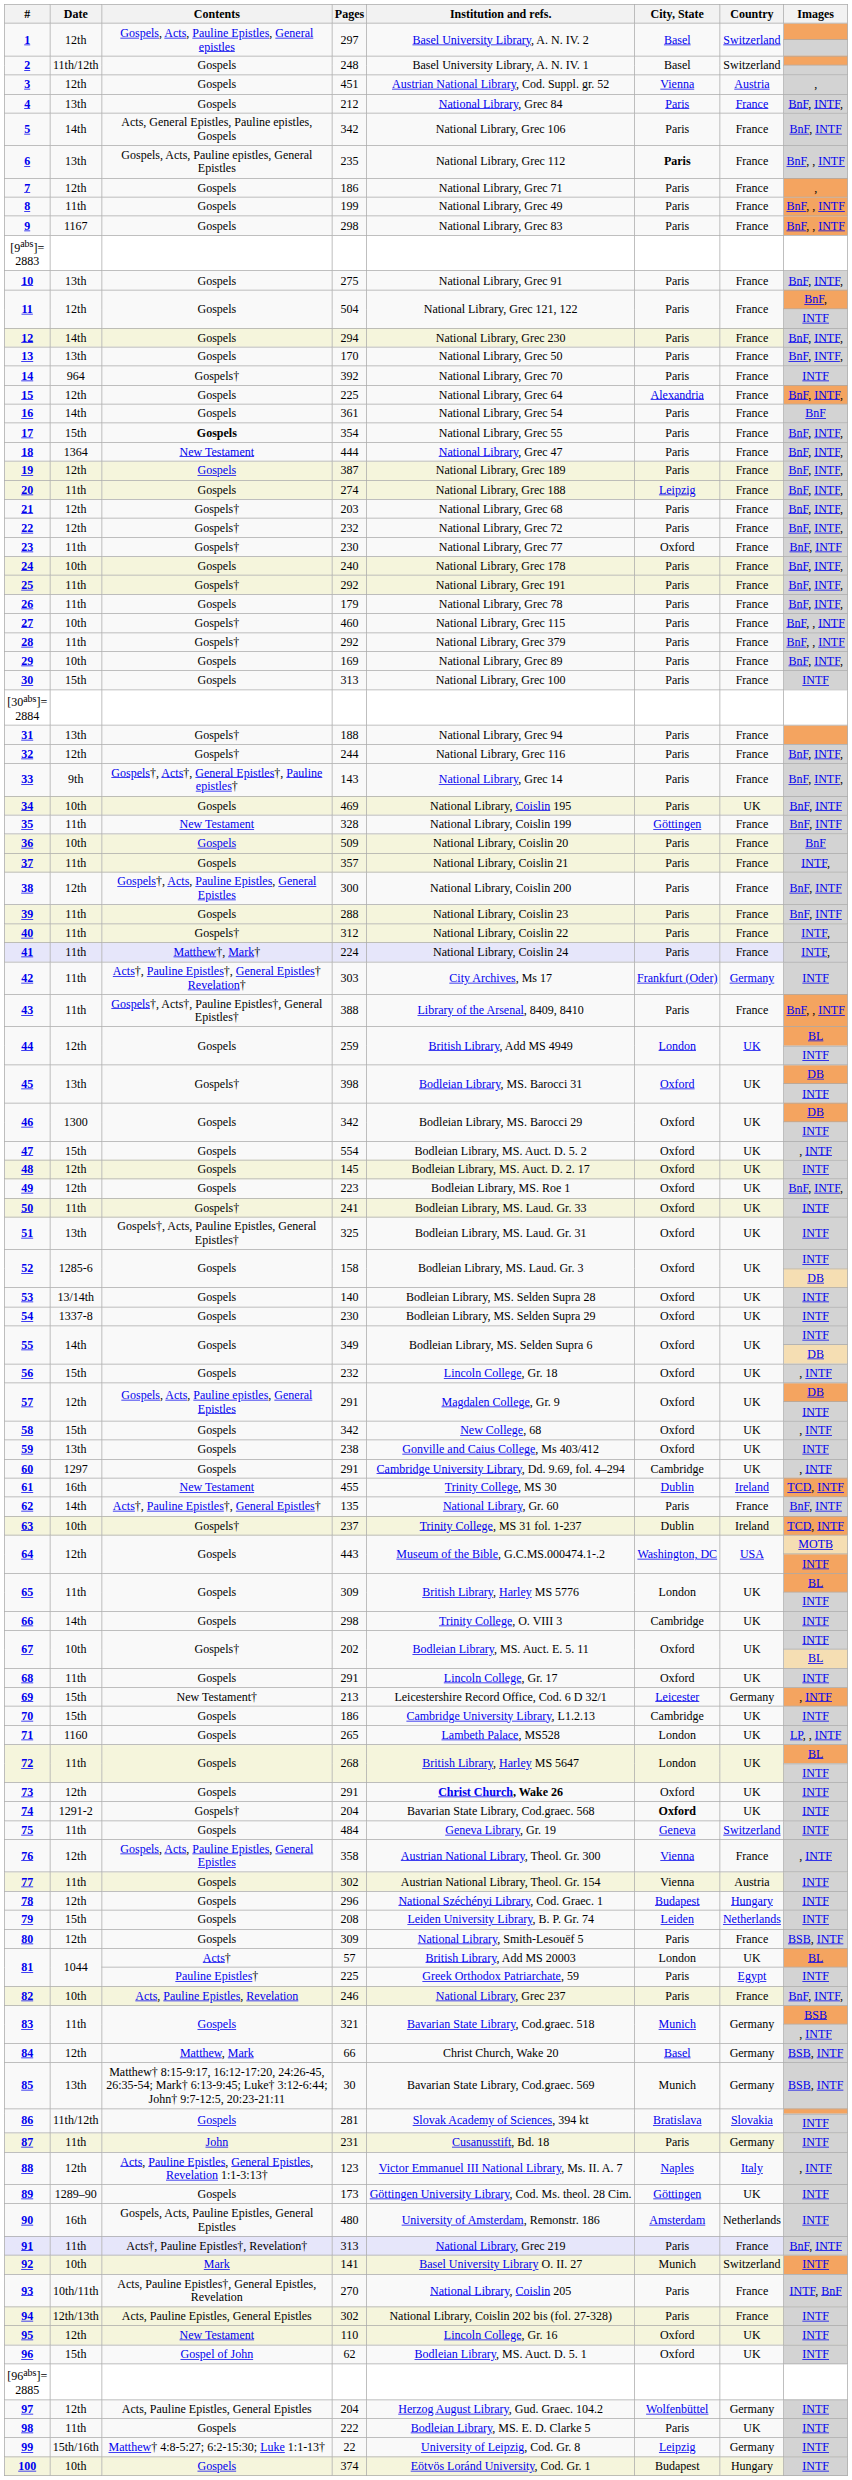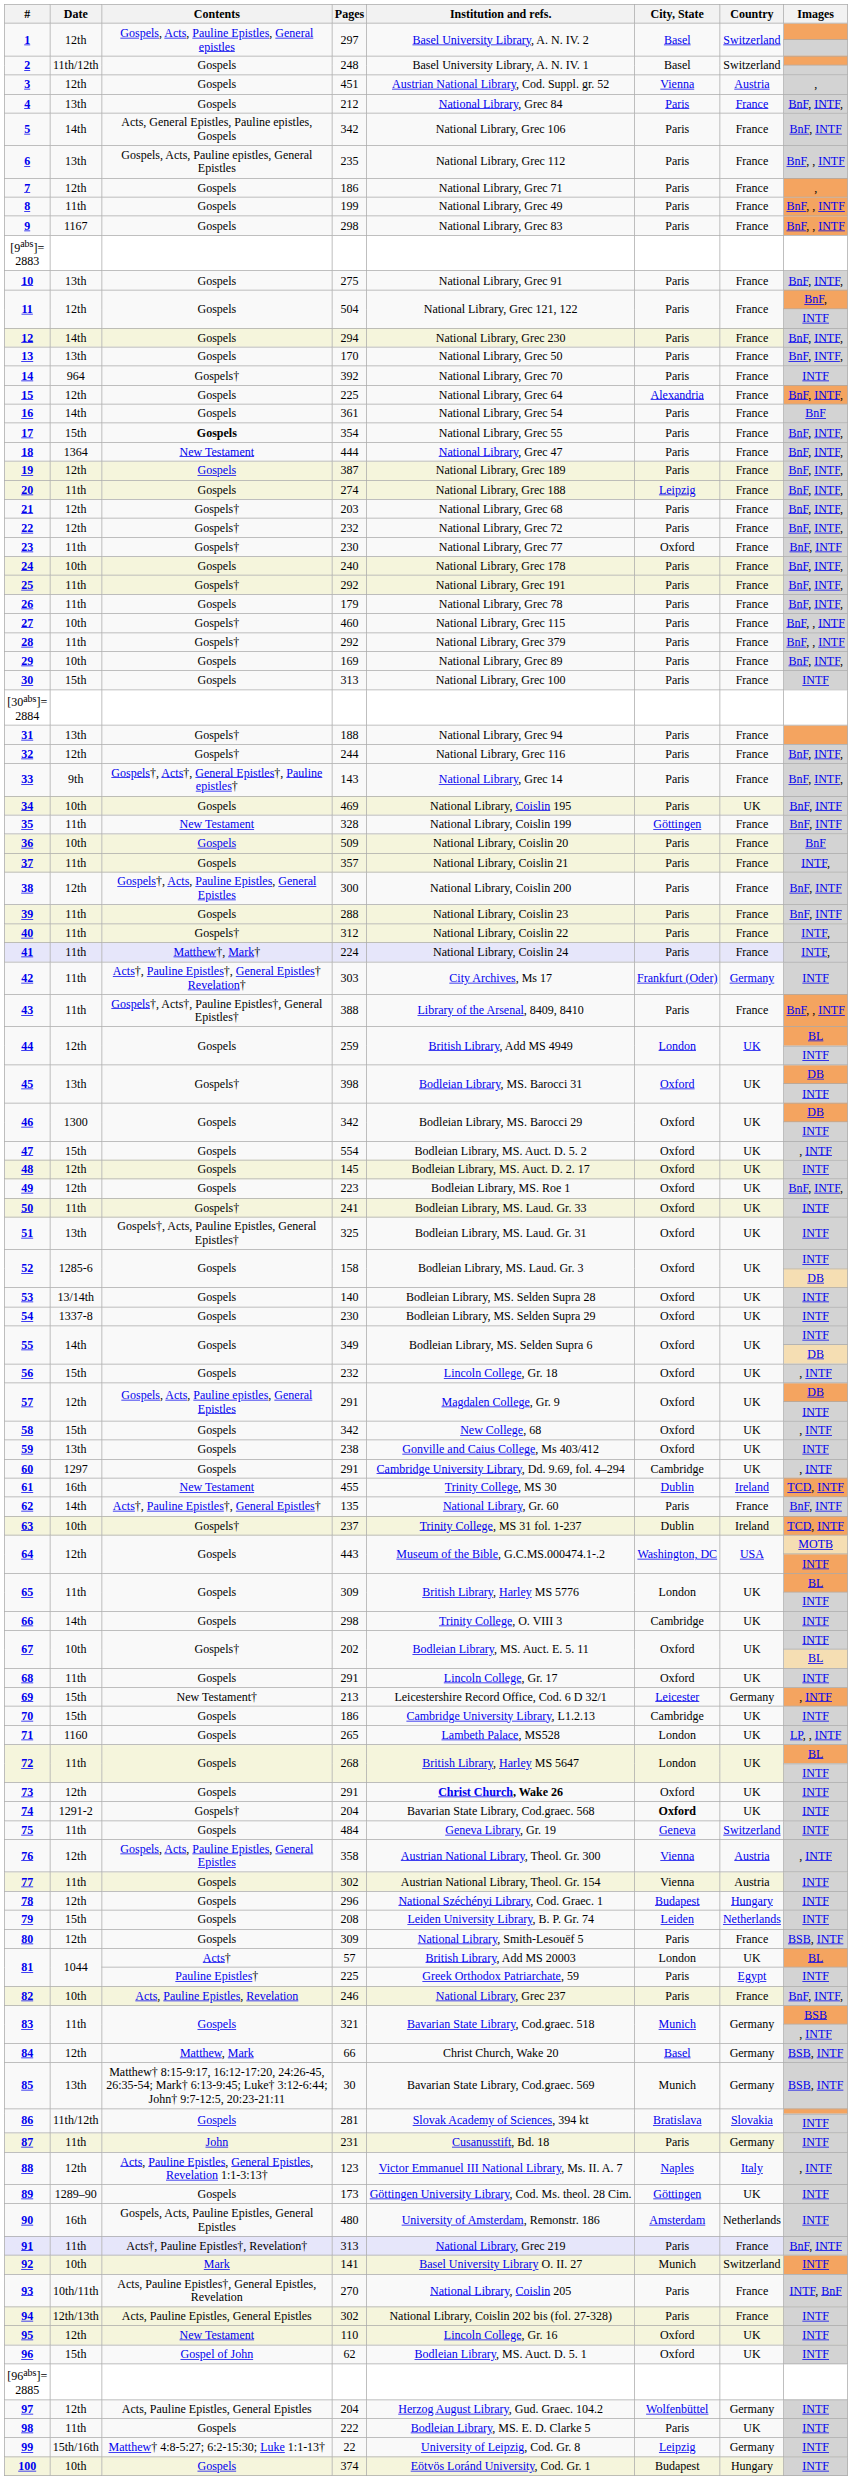(677, 161) bold -> (677, 161) normal
(752, 1856) France -> (752, 1856) Austria
